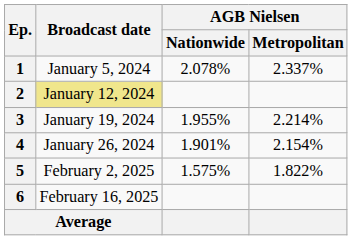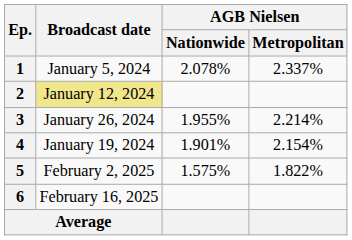(99, 119) January 19, 2024 -> (99, 119) January 26, 2024
(99, 145) January 26, 2024 -> (99, 145) January 19, 2024
